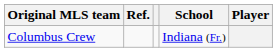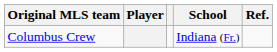columns swapped: (250, 15) <-> (138, 15)
